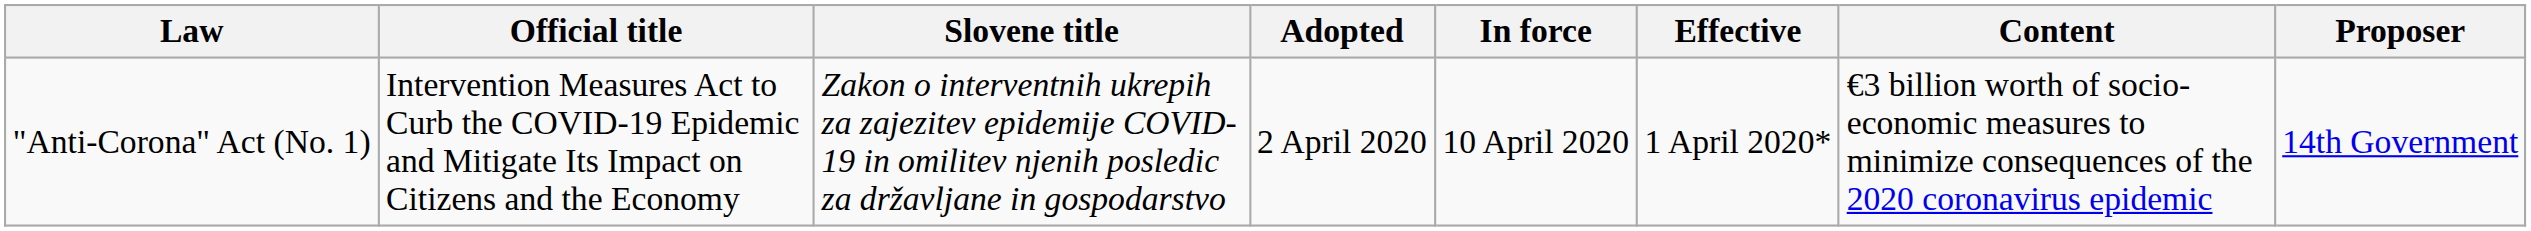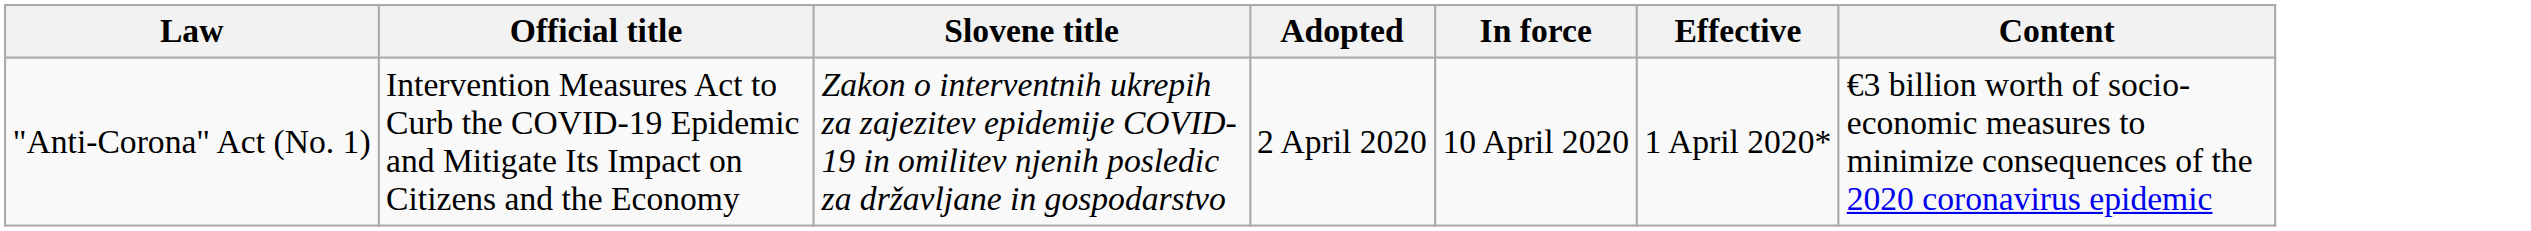- column: (2400, 31)
